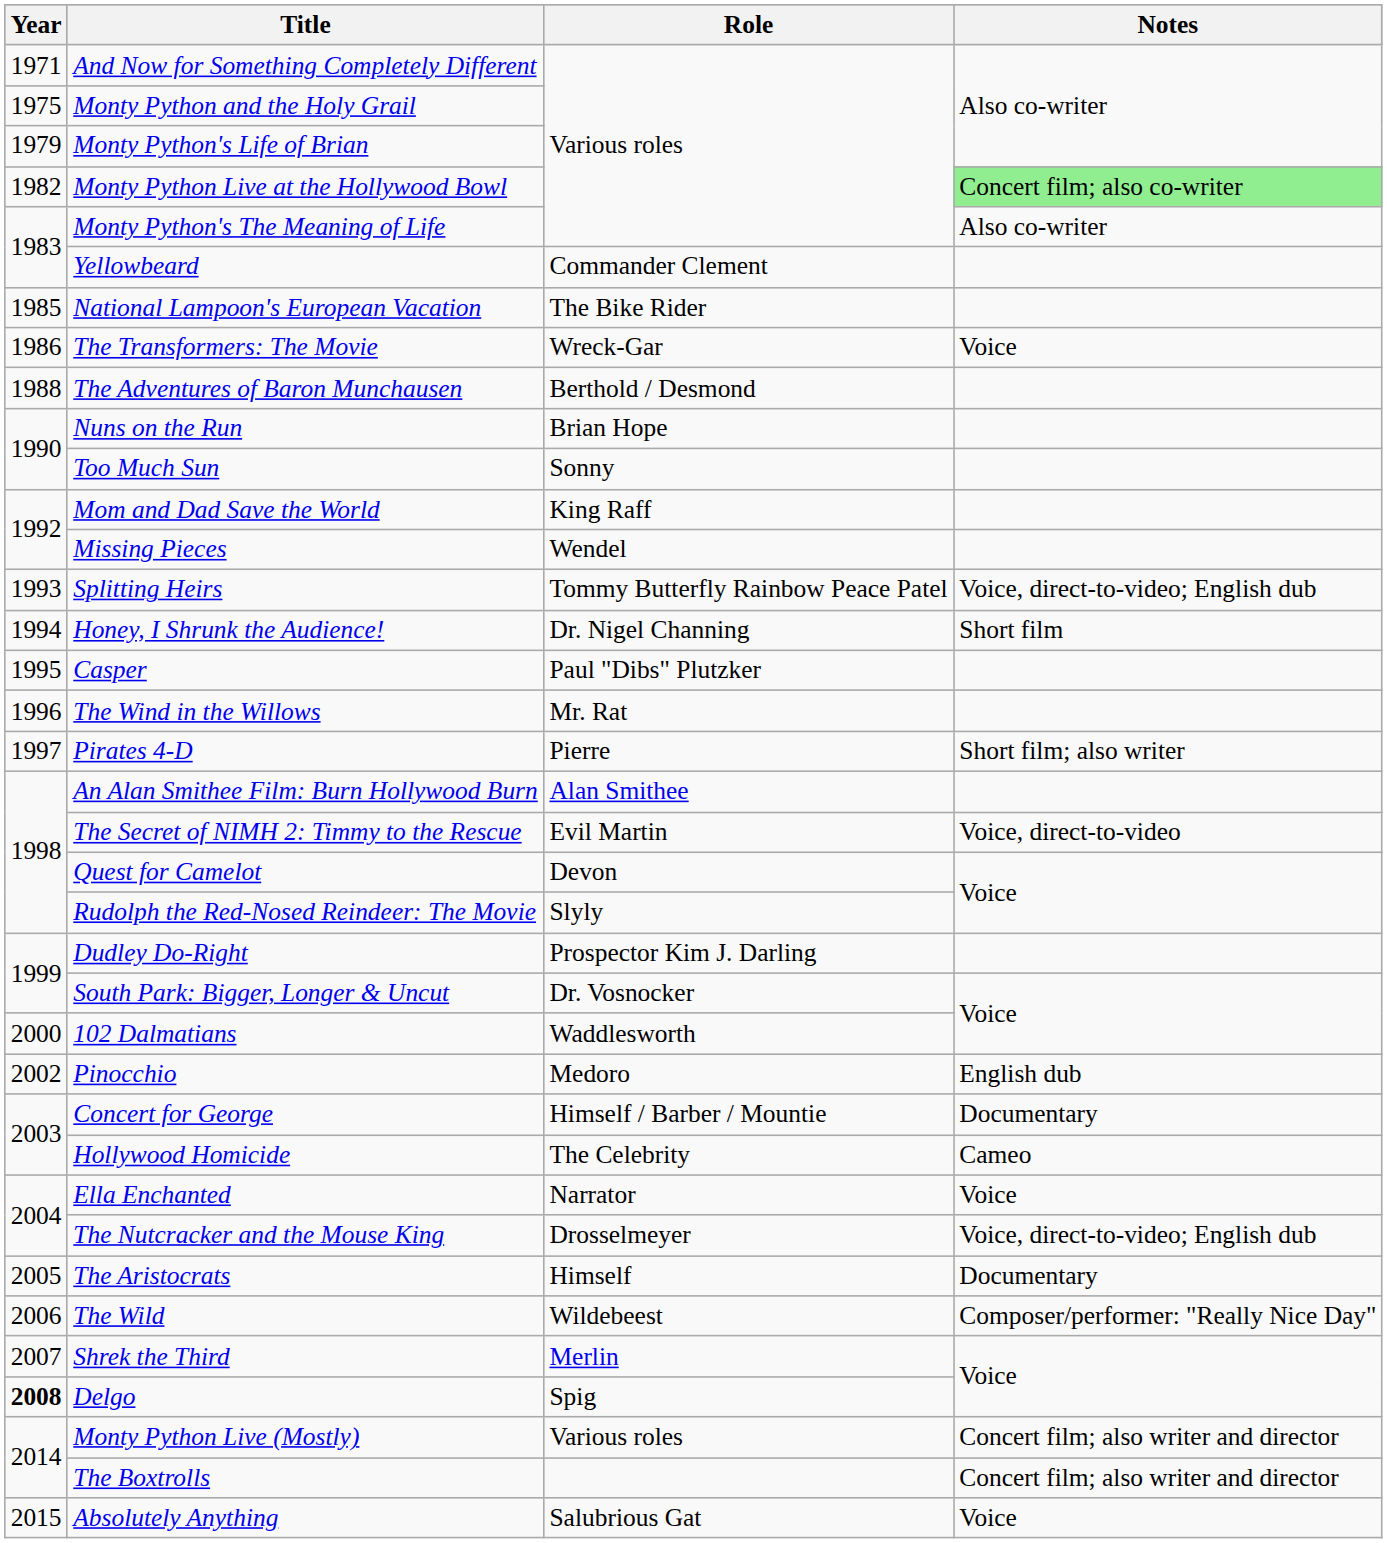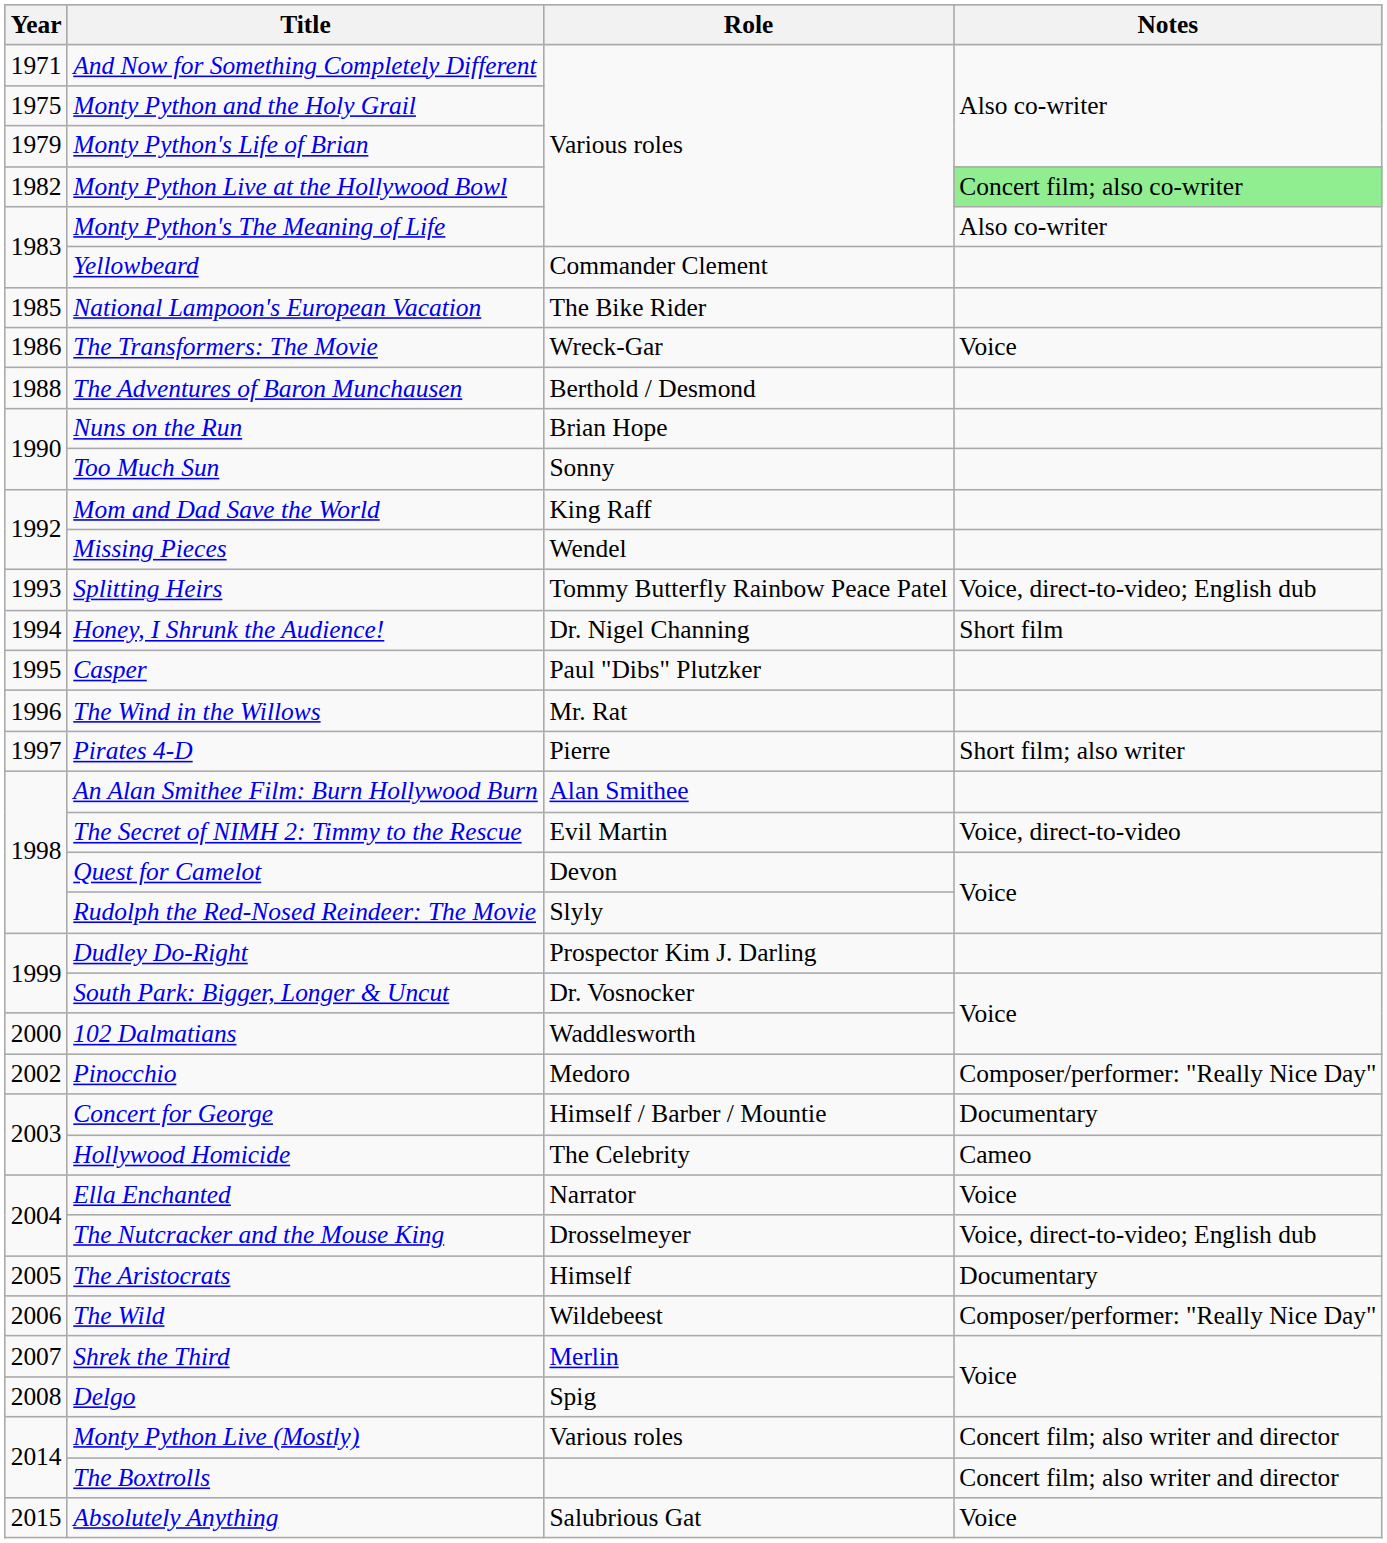(1020, 1073) English dub -> (1168, 1073) Composer/performer: "Really Nice Day"
(36, 1396) bold -> (36, 1396) normal
